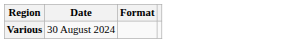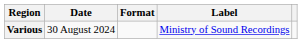+ column: (224, 13)
